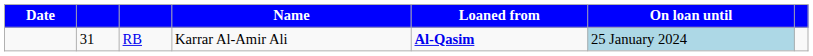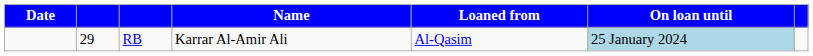(87, 39) 31 -> (87, 39) 29
(444, 39) bold -> (443, 39) normal
